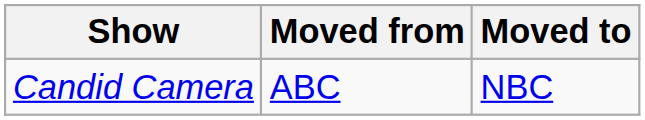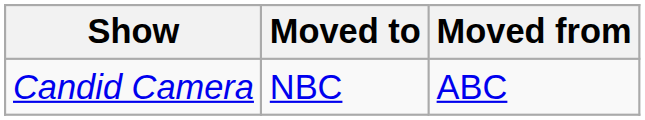columns swapped: (367, 31) <-> (556, 31)
